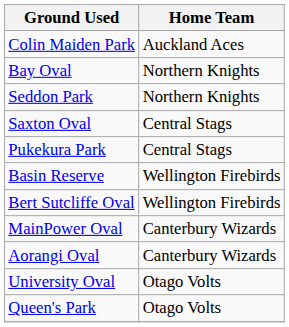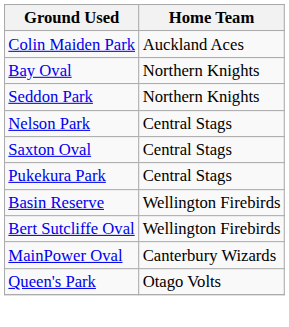+ row: (49, 123)
- row: (54, 255)
- row: (62, 281)
